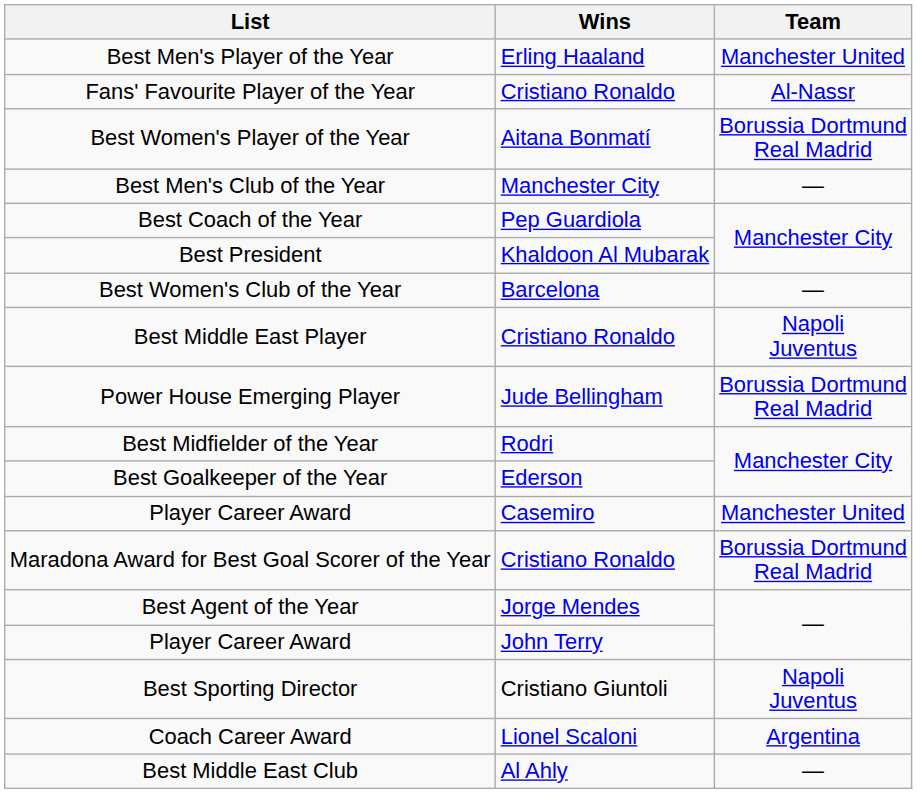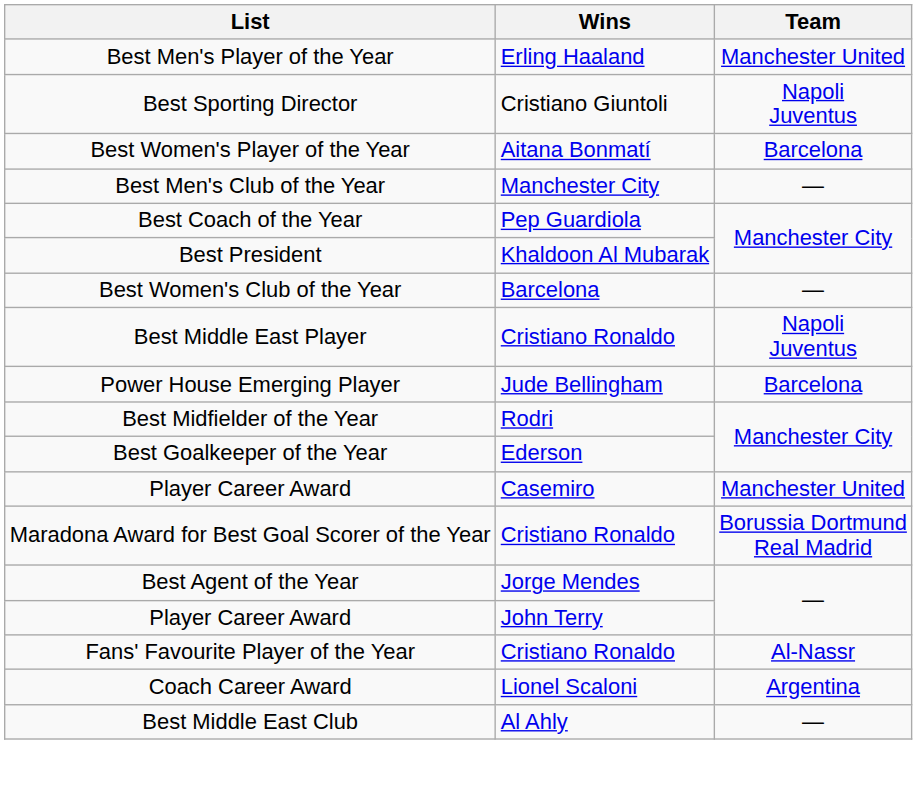rows swapped: (250, 91) <-> (250, 689)
(813, 138) Borussia Dortmund Real Madrid -> (813, 150) Barcelona
(813, 396) Borussia Dortmund Real Madrid -> (813, 384) Barcelona
